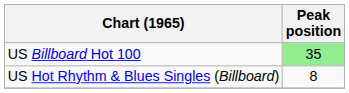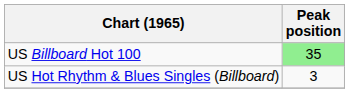(313, 76) 8 -> (313, 76) 3
